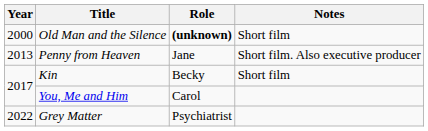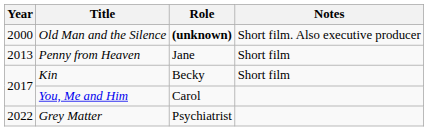(264, 34) Short film -> (329, 34) Short film. Also executive producer
(329, 55) Short film. Also executive producer -> (264, 55) Short film
